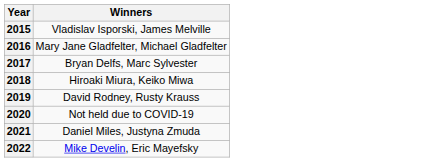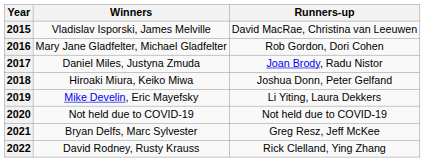+ column: (324, 13)
(131, 64) Bryan Delfs, Marc Sylvester -> (131, 64) Daniel Miles, Justyna Zmuda
(131, 98) David Rodney, Rusty Krauss -> (131, 98) Mike Develin, Eric Mayefsky
(131, 132) Daniel Miles, Justyna Zmuda -> (131, 132) Bryan Delfs, Marc Sylvester
(131, 149) Mike Develin, Eric Mayefsky -> (131, 149) David Rodney, Rusty Krauss
